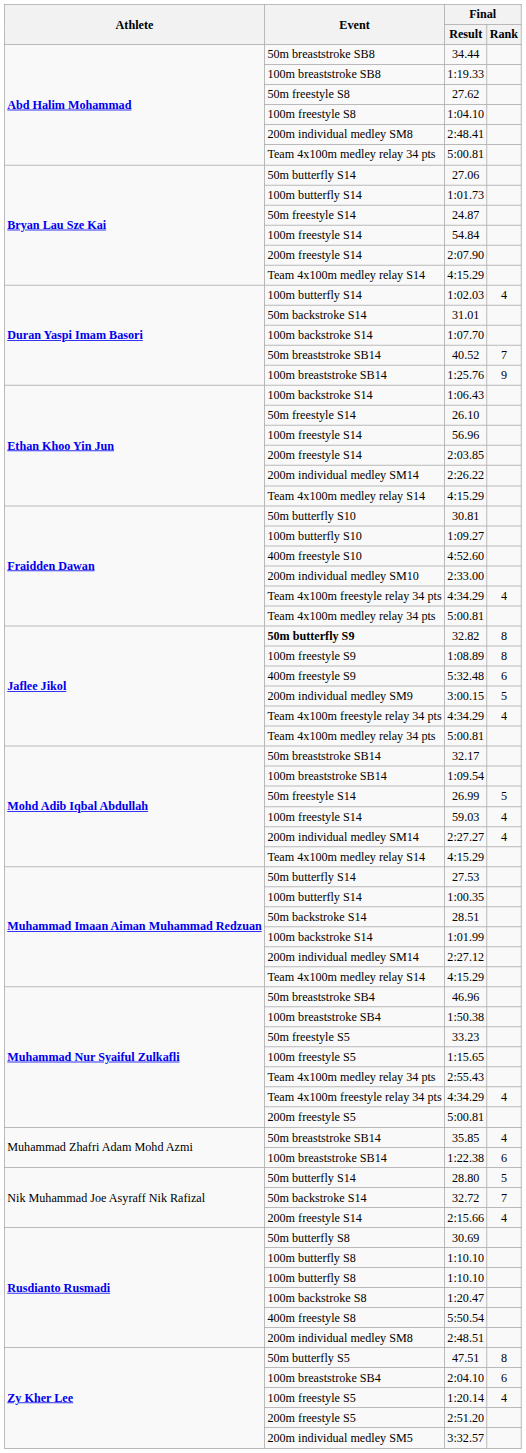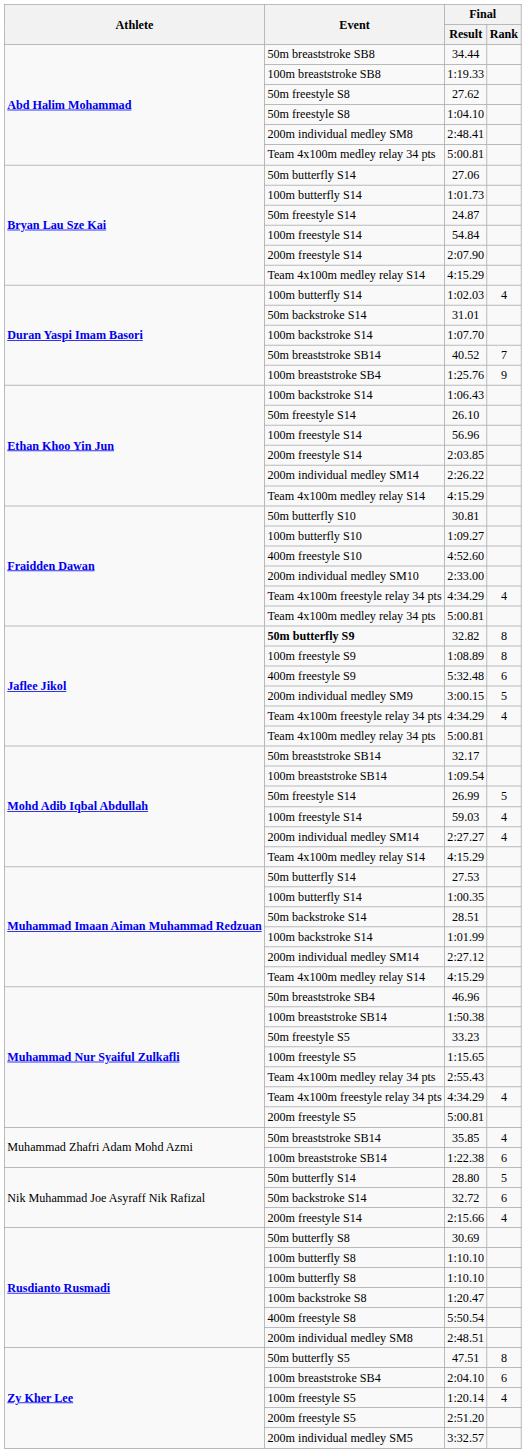(312, 114) 100m freestyle S8 -> (309, 114) 50m freestyle S8
(327, 375) 100m breaststroke SB14 -> (324, 375) 100m breaststroke SB4
(324, 1017) 100m breaststroke SB4 -> (327, 1017) 100m breaststroke SB14
(504, 1197) 7 -> (504, 1197) 6
